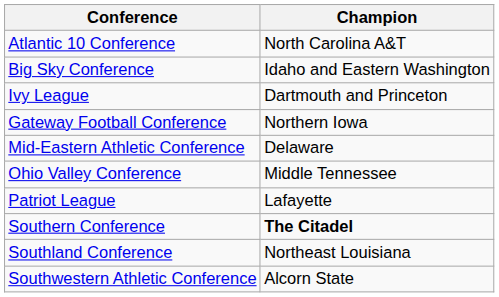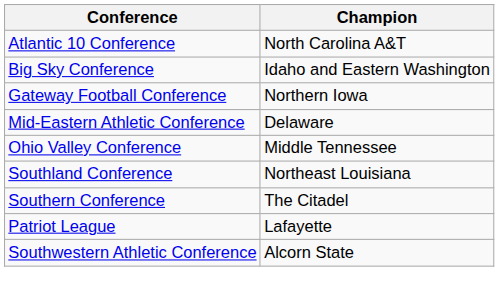- row: (49, 95)
rows swapped: (62, 200) <-> (90, 252)
(309, 226) bold -> (306, 200) normal
